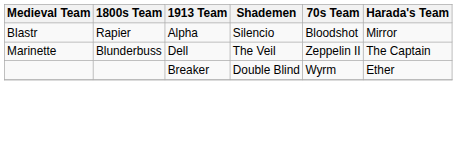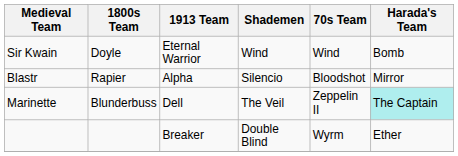+ row: (32, 52)
(398, 51) no background -> (405, 103) paleturquoise background
